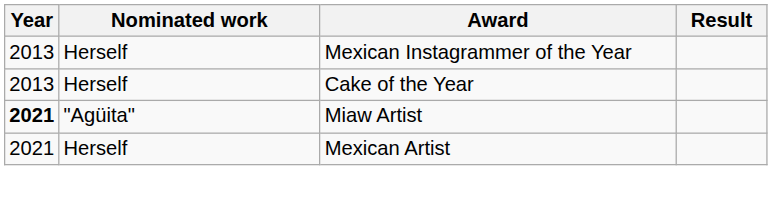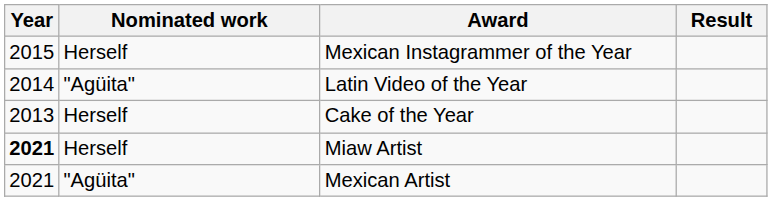(32, 52) 2013 -> (32, 52) 2015
+ row: (426, 84)
(99, 116) "Agüita" -> (95, 148) Herself
(95, 148) Herself -> (99, 180) "Agüita"
